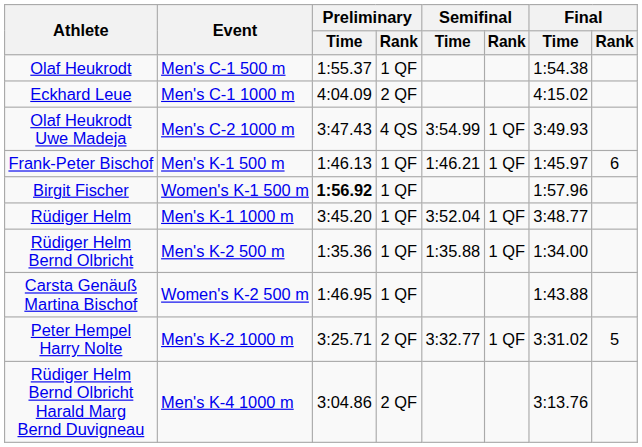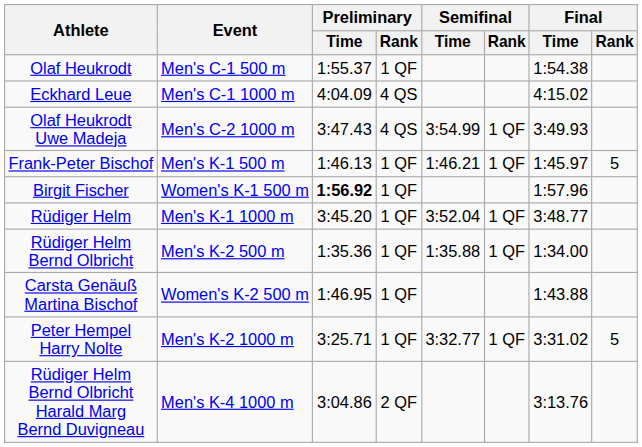(399, 94) 2 QF -> (399, 94) 4 QS
(615, 164) 6 -> (615, 164) 5
(399, 340) 2 QF -> (399, 340) 1 QF
